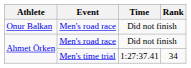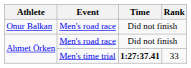(139, 56) normal -> (140, 56) bold
(173, 56) 34 -> (174, 56) 33
